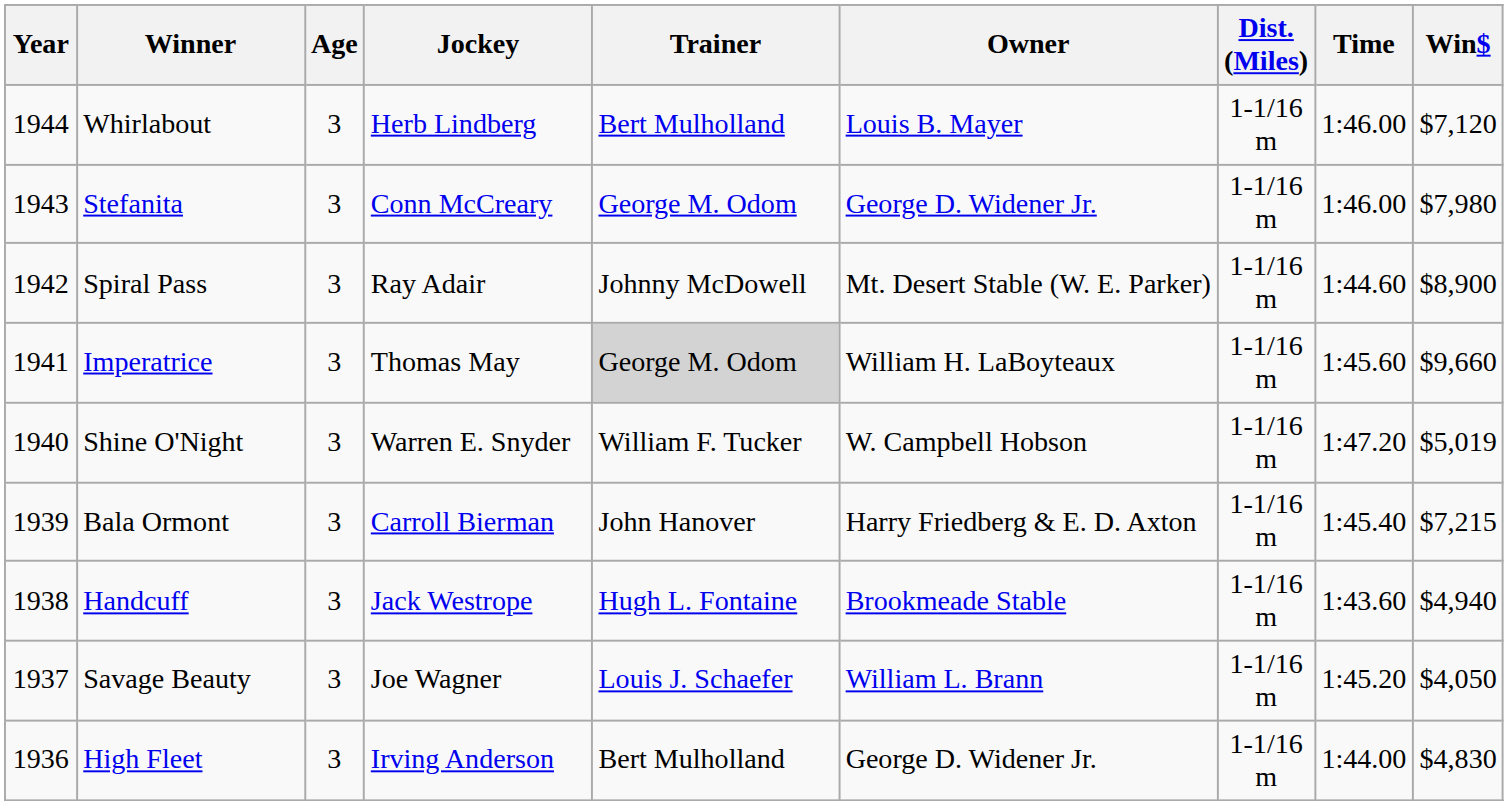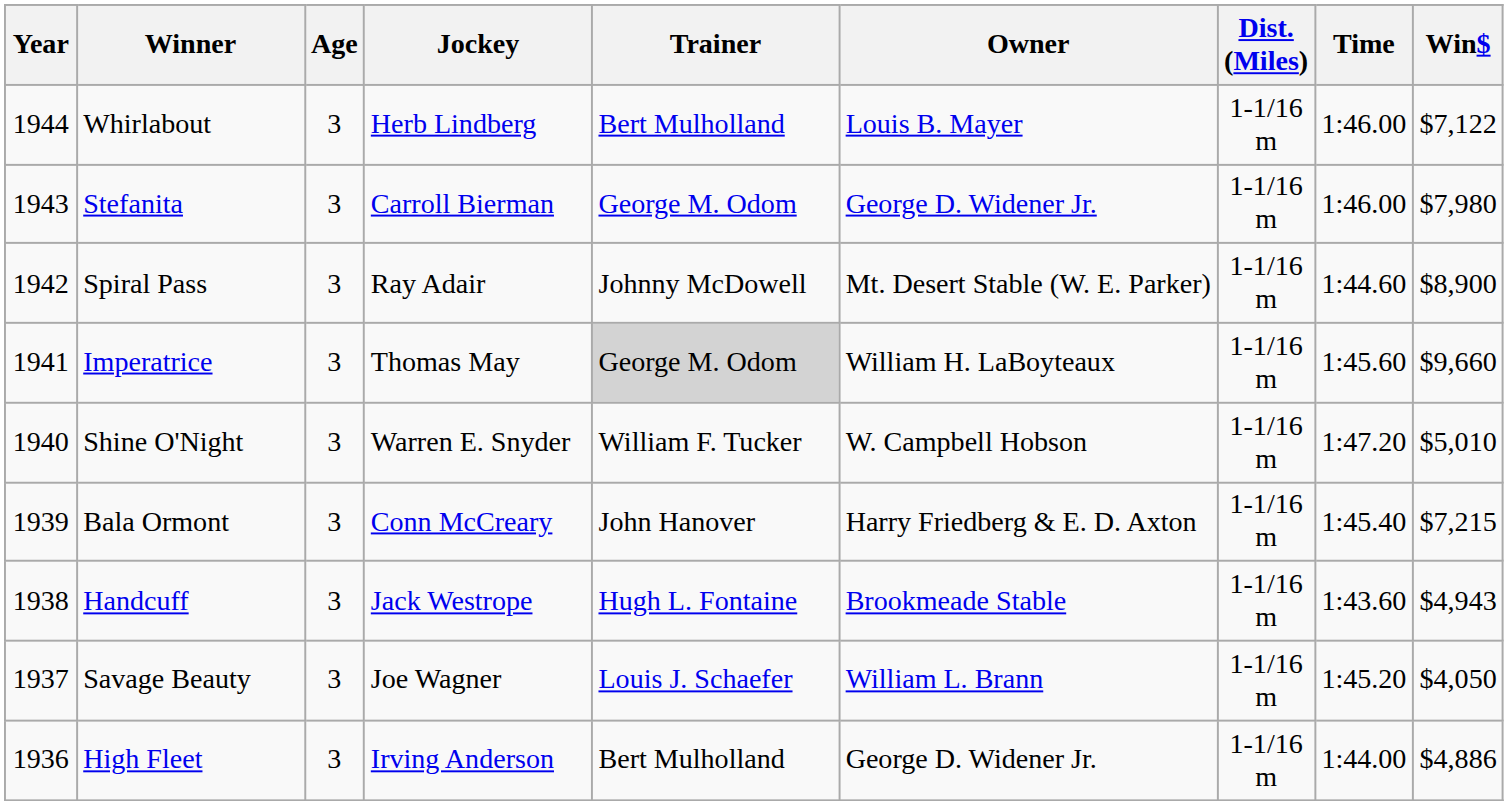(1458, 124) $7,120 -> (1458, 124) $7,122
(462, 203) Conn McCreary -> (462, 203) Carroll Bierman
(1458, 441) $5,019 -> (1458, 441) $5,010
(462, 521) Carroll Bierman -> (462, 521) Conn McCreary
(1458, 600) $4,940 -> (1458, 600) $4,943
(1458, 759) $4,830 -> (1458, 759) $4,886
